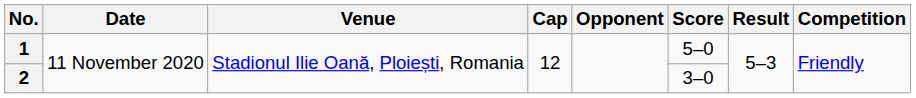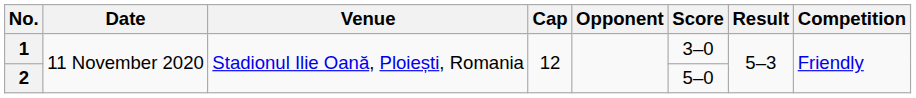(698, 48) 5–0 -> (698, 48) 3–0
(698, 78) 3–0 -> (698, 78) 5–0
